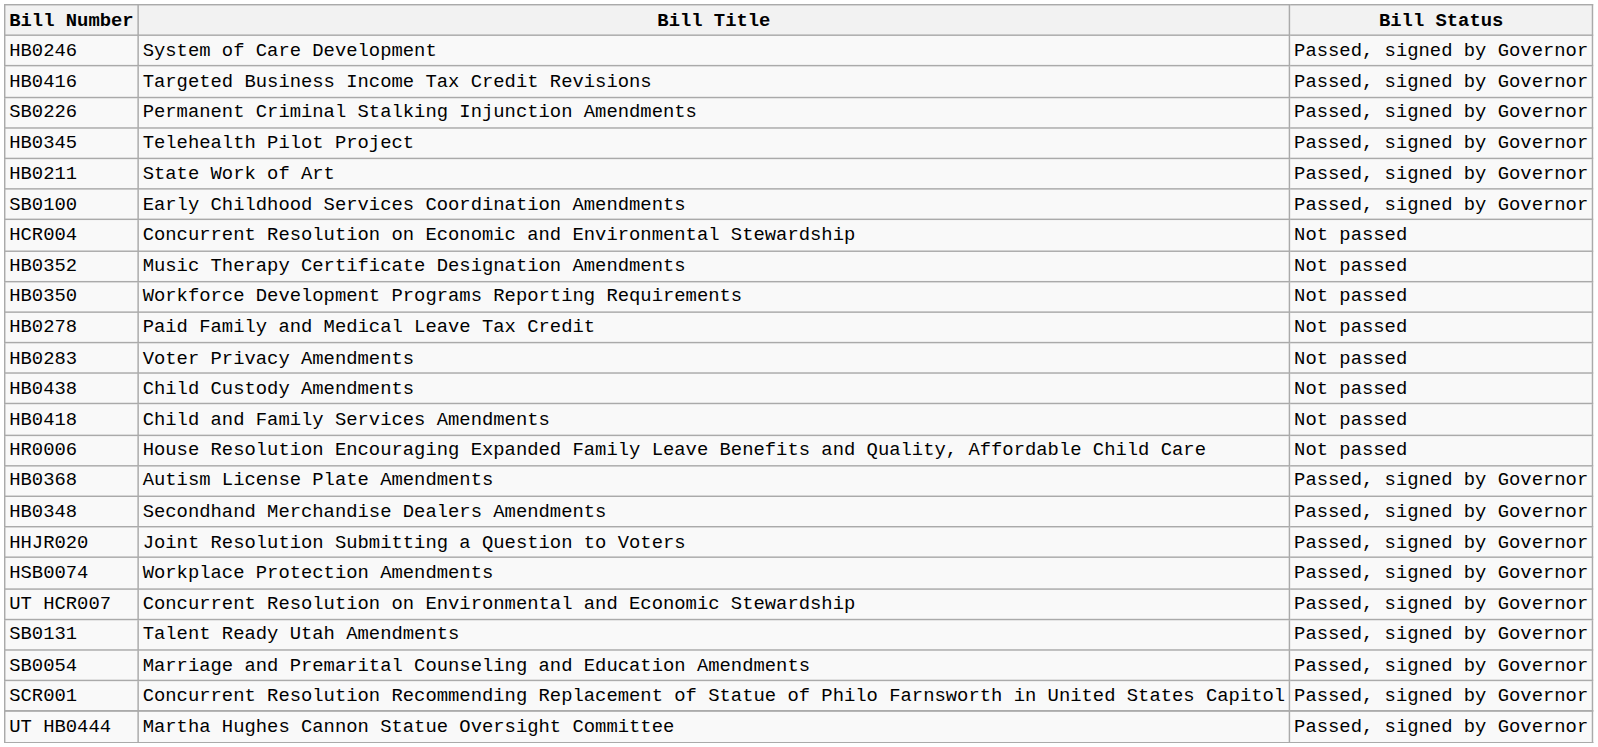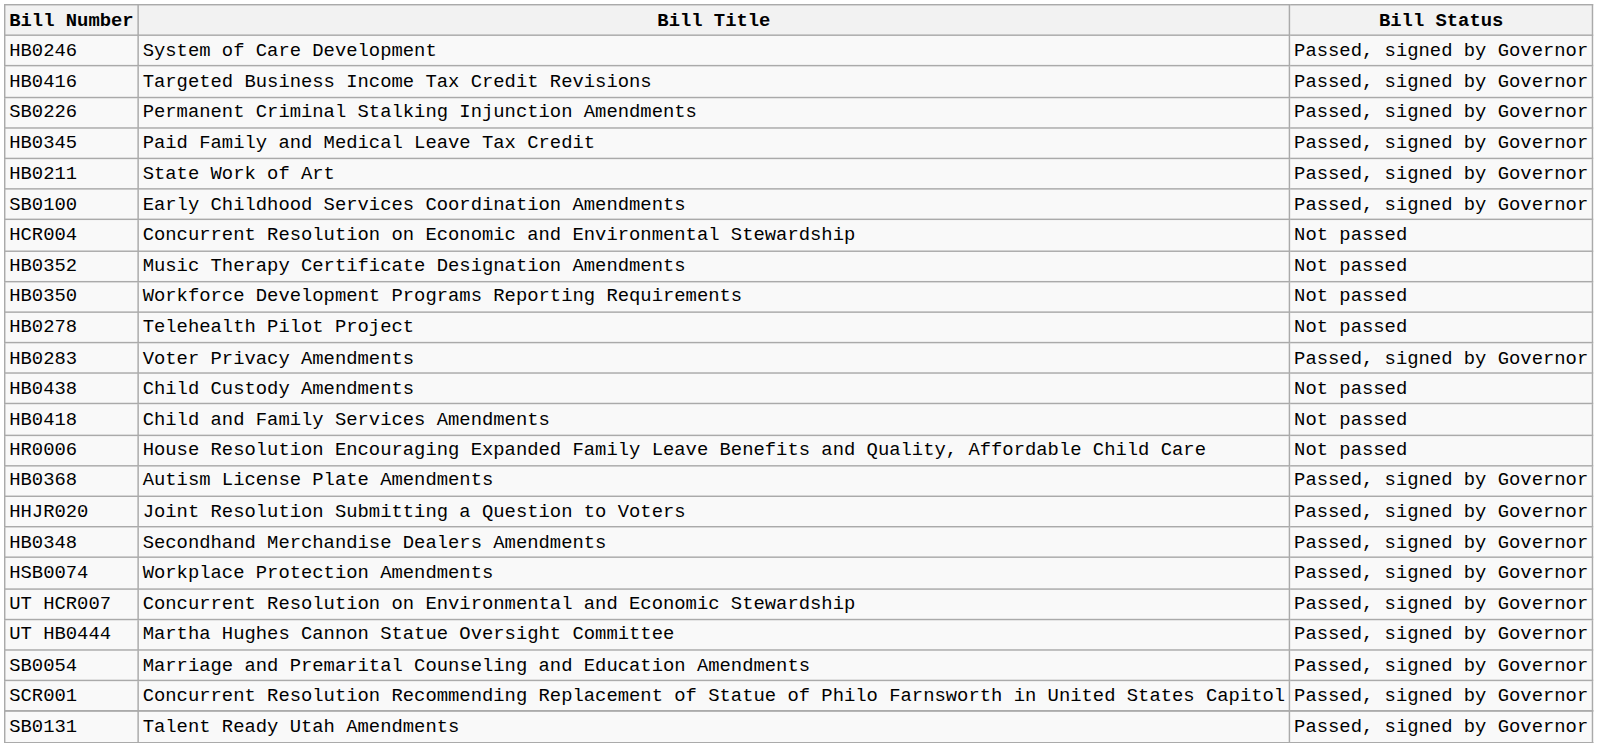(278, 143) Telehealth Pilot Project -> (369, 143) Paid Family and Medical Leave Tax Credit
(369, 327) Paid Family and Medical Leave Tax Credit -> (278, 327) Telehealth Pilot Project
(1351, 358) Not passed -> (1441, 358) Passed, signed by Governor
rows swapped: (49, 542) <-> (43, 512)
rows swapped: (60, 727) <-> (43, 635)
